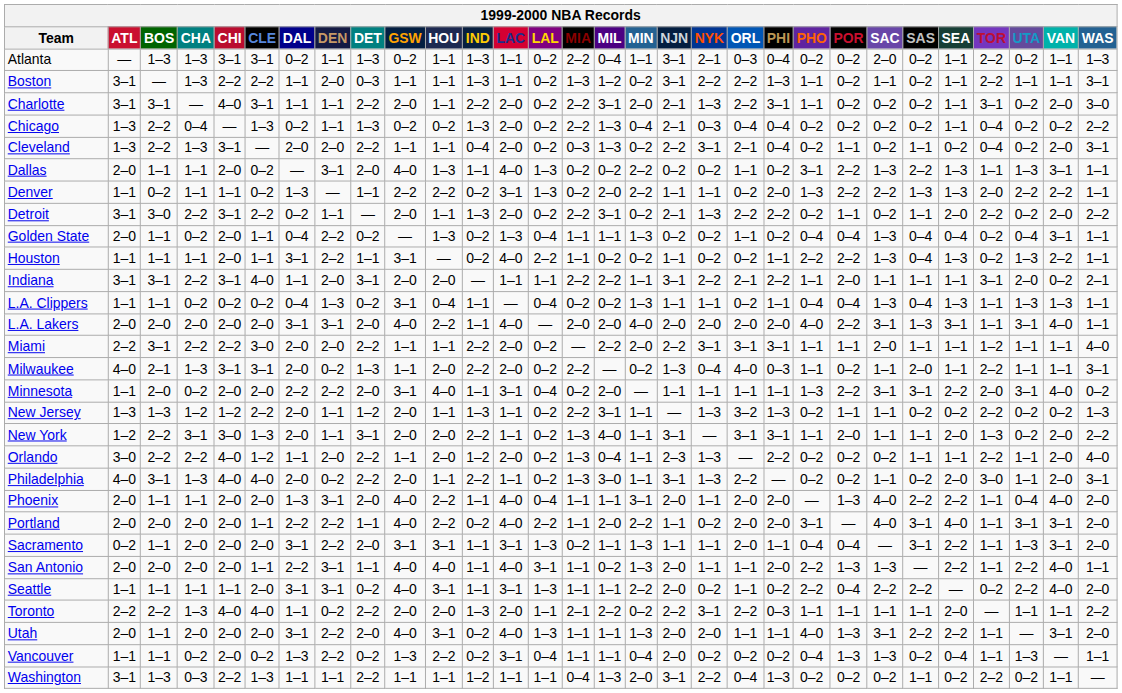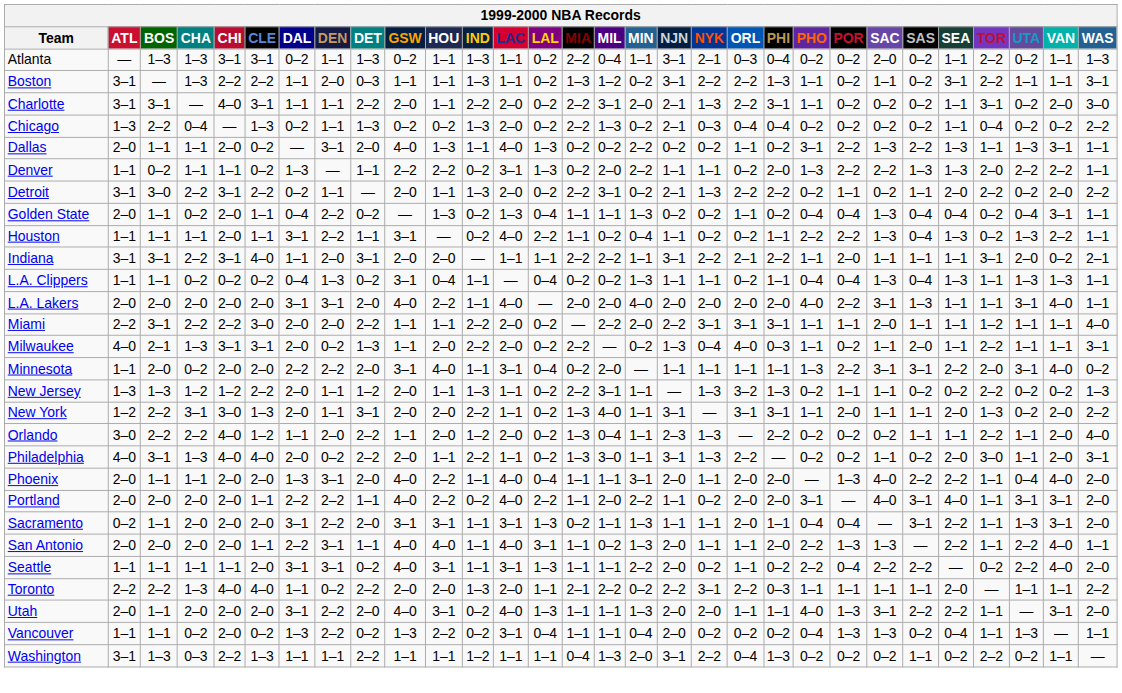(956, 82) 1–1 -> (956, 82) 3–1
(641, 126) 0–4 -> (641, 126) 0–2
- row: (39, 148)
(641, 259) 0–2 -> (641, 237) 0–4
(956, 325) 3–1 -> (956, 303) 1–1
